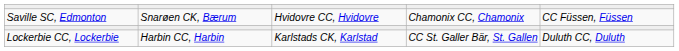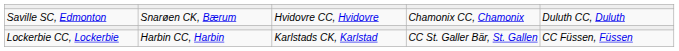(588, 17) CC Füssen, Füssen -> (584, 17) Duluth CC, Duluth
(584, 38) Duluth CC, Duluth -> (588, 38) CC Füssen, Füssen
